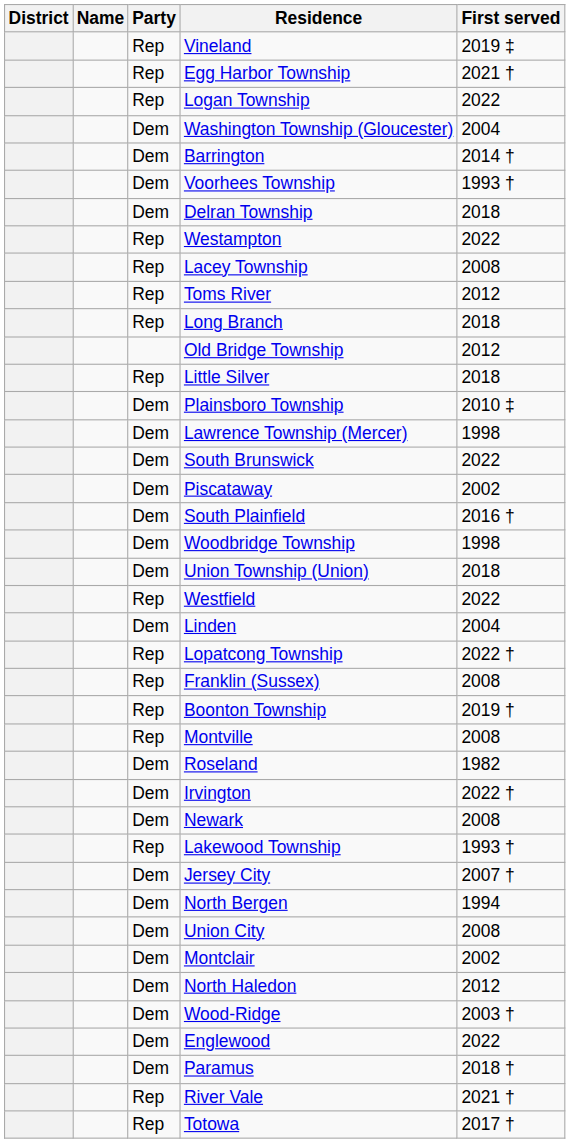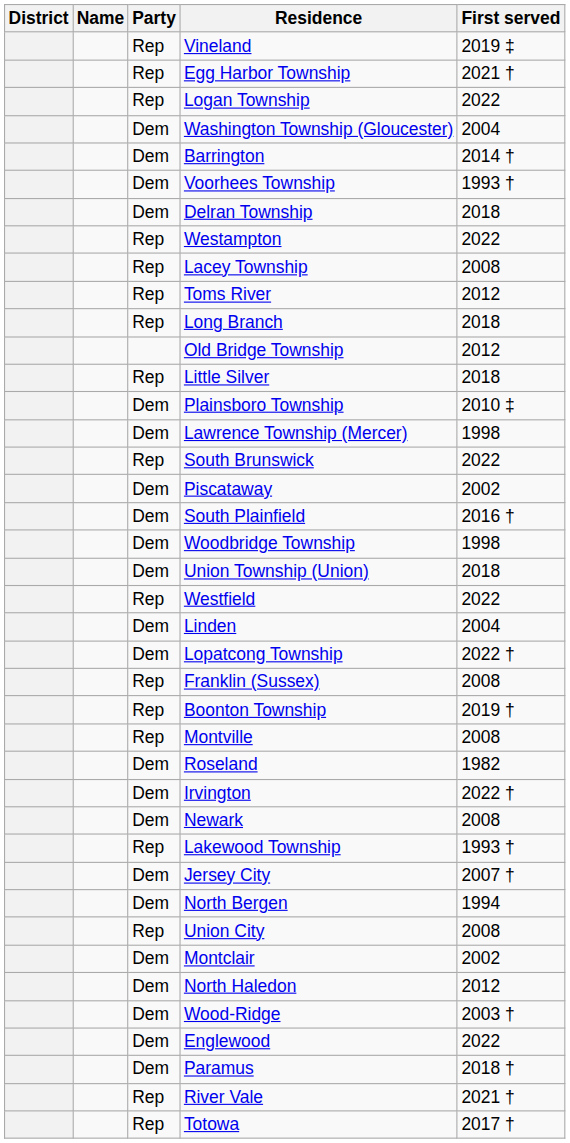(151, 460) Dem -> (148, 460) Rep
(148, 654) Rep -> (151, 654) Dem
(151, 931) Dem -> (148, 931) Rep
